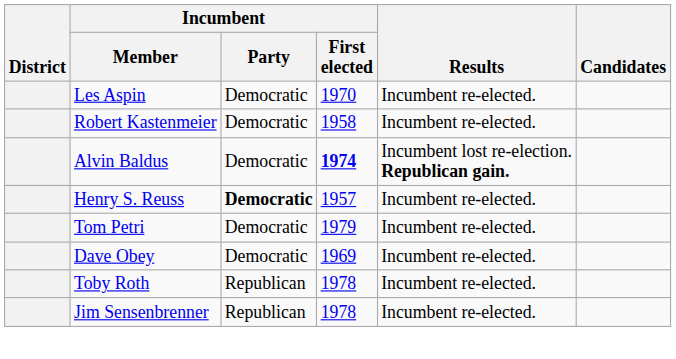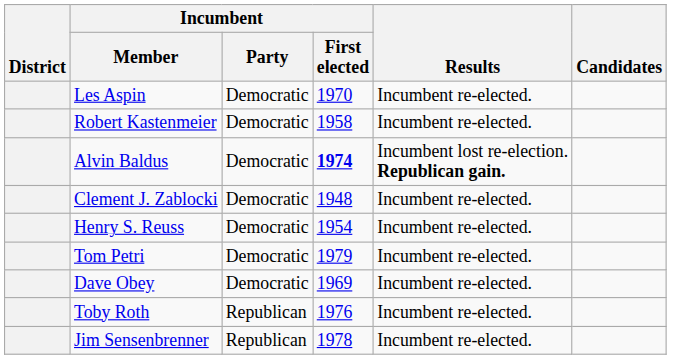+ row: (146, 199)
(269, 199) bold -> (267, 227) normal
(338, 199) 1957 -> (335, 227) 1954
(338, 283) 1978 -> (335, 312) 1976
